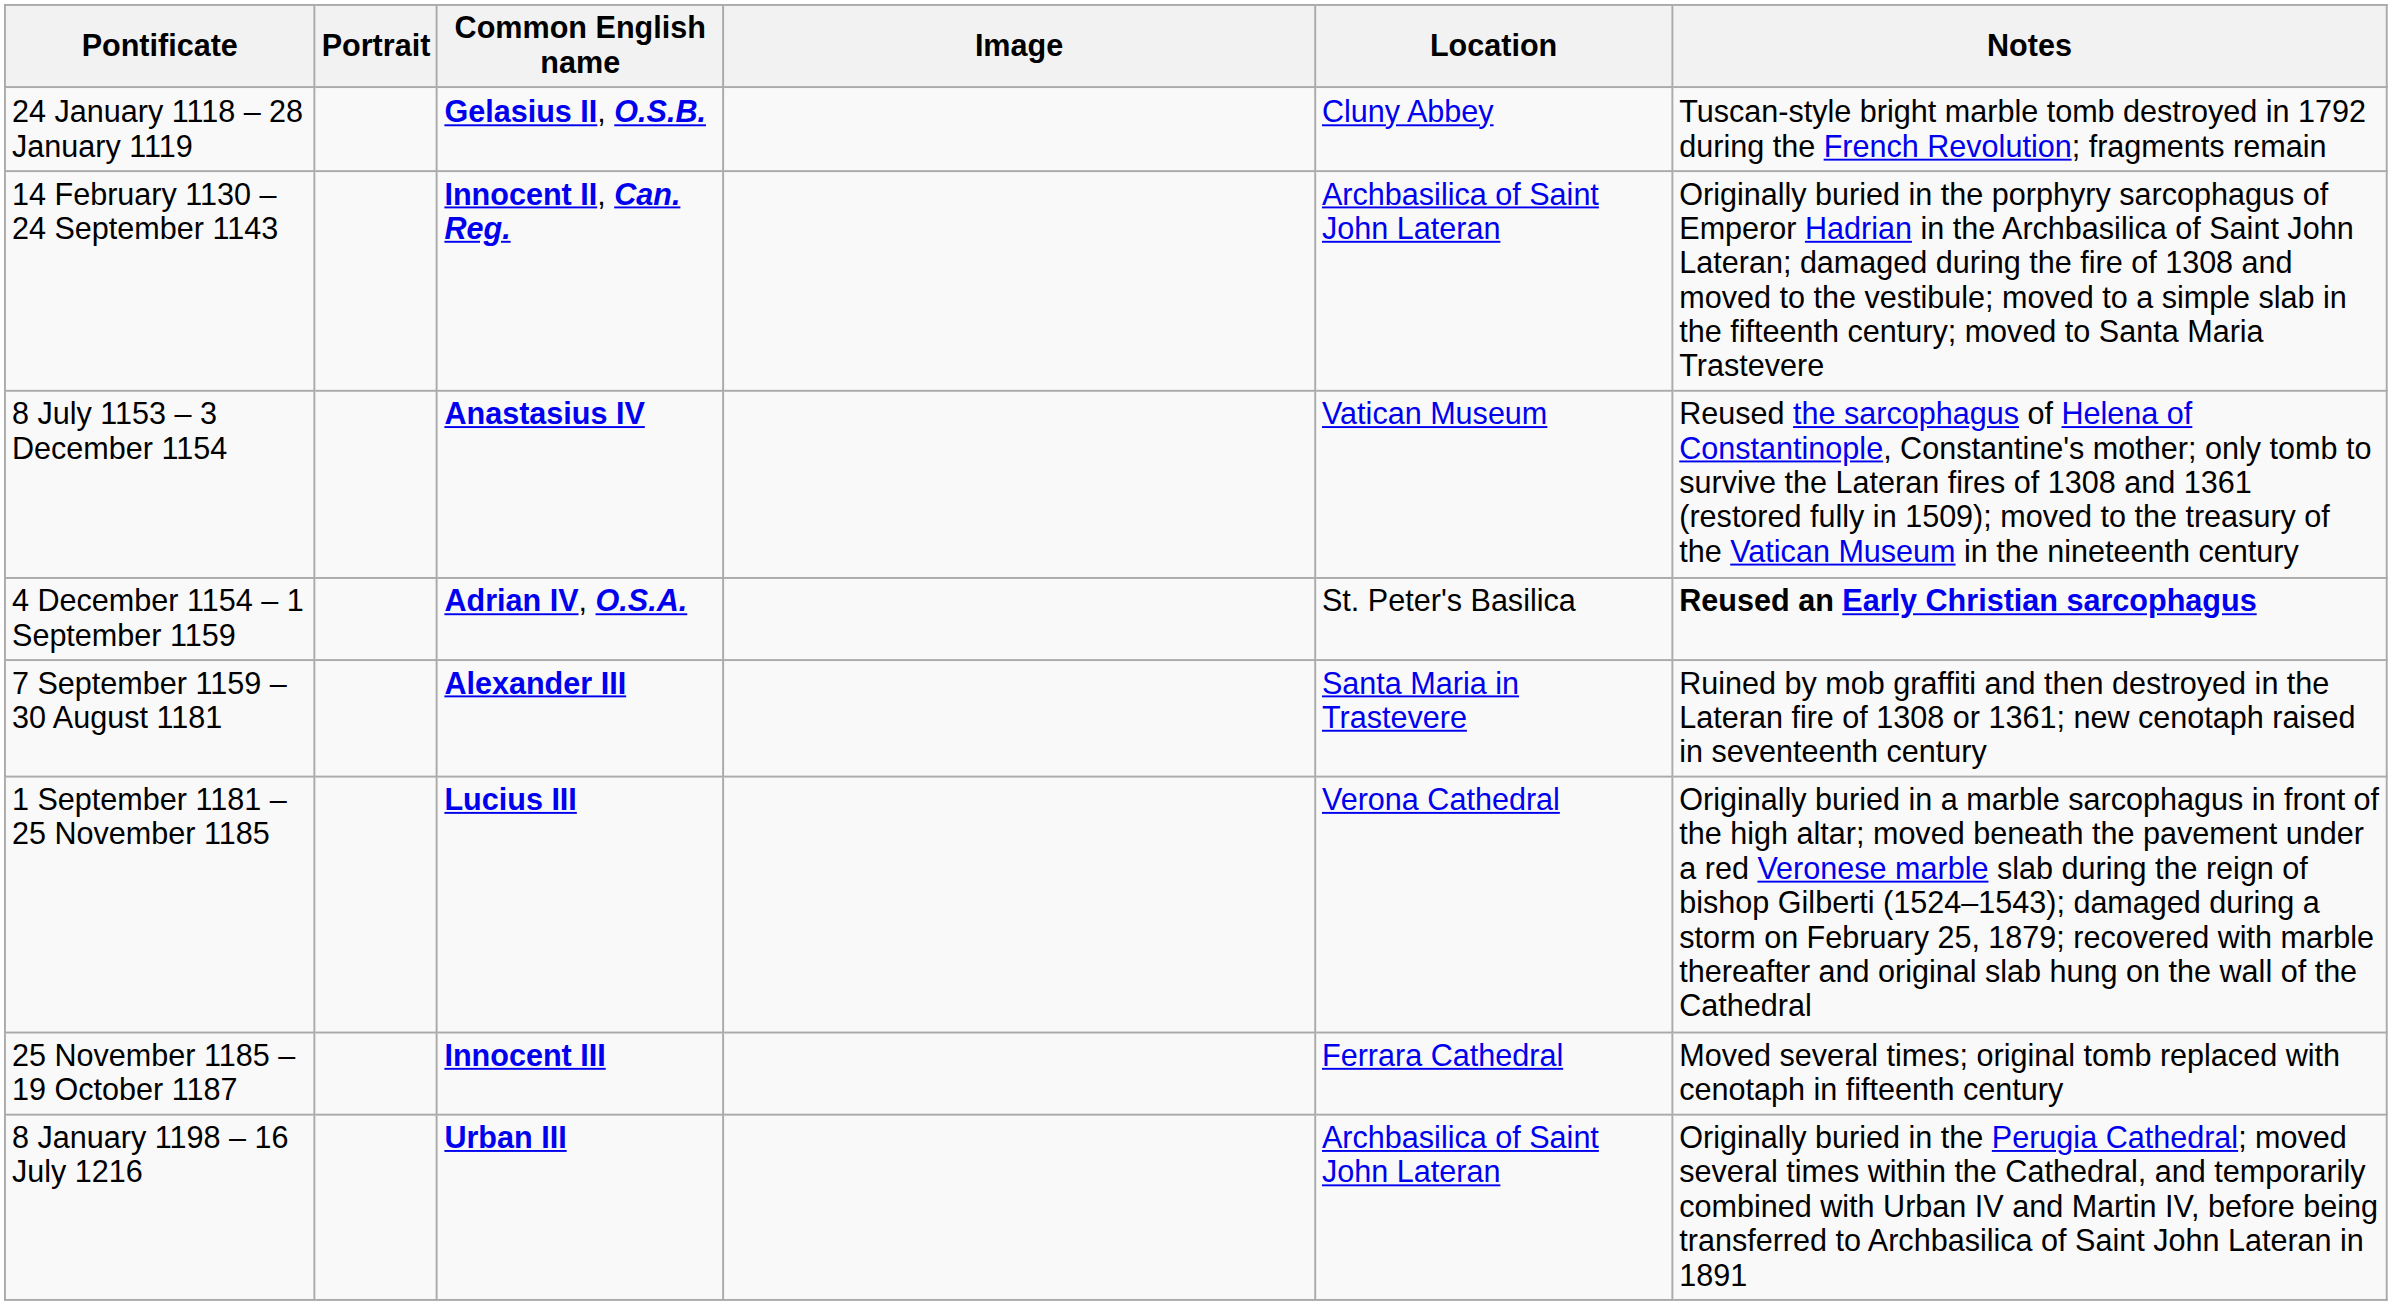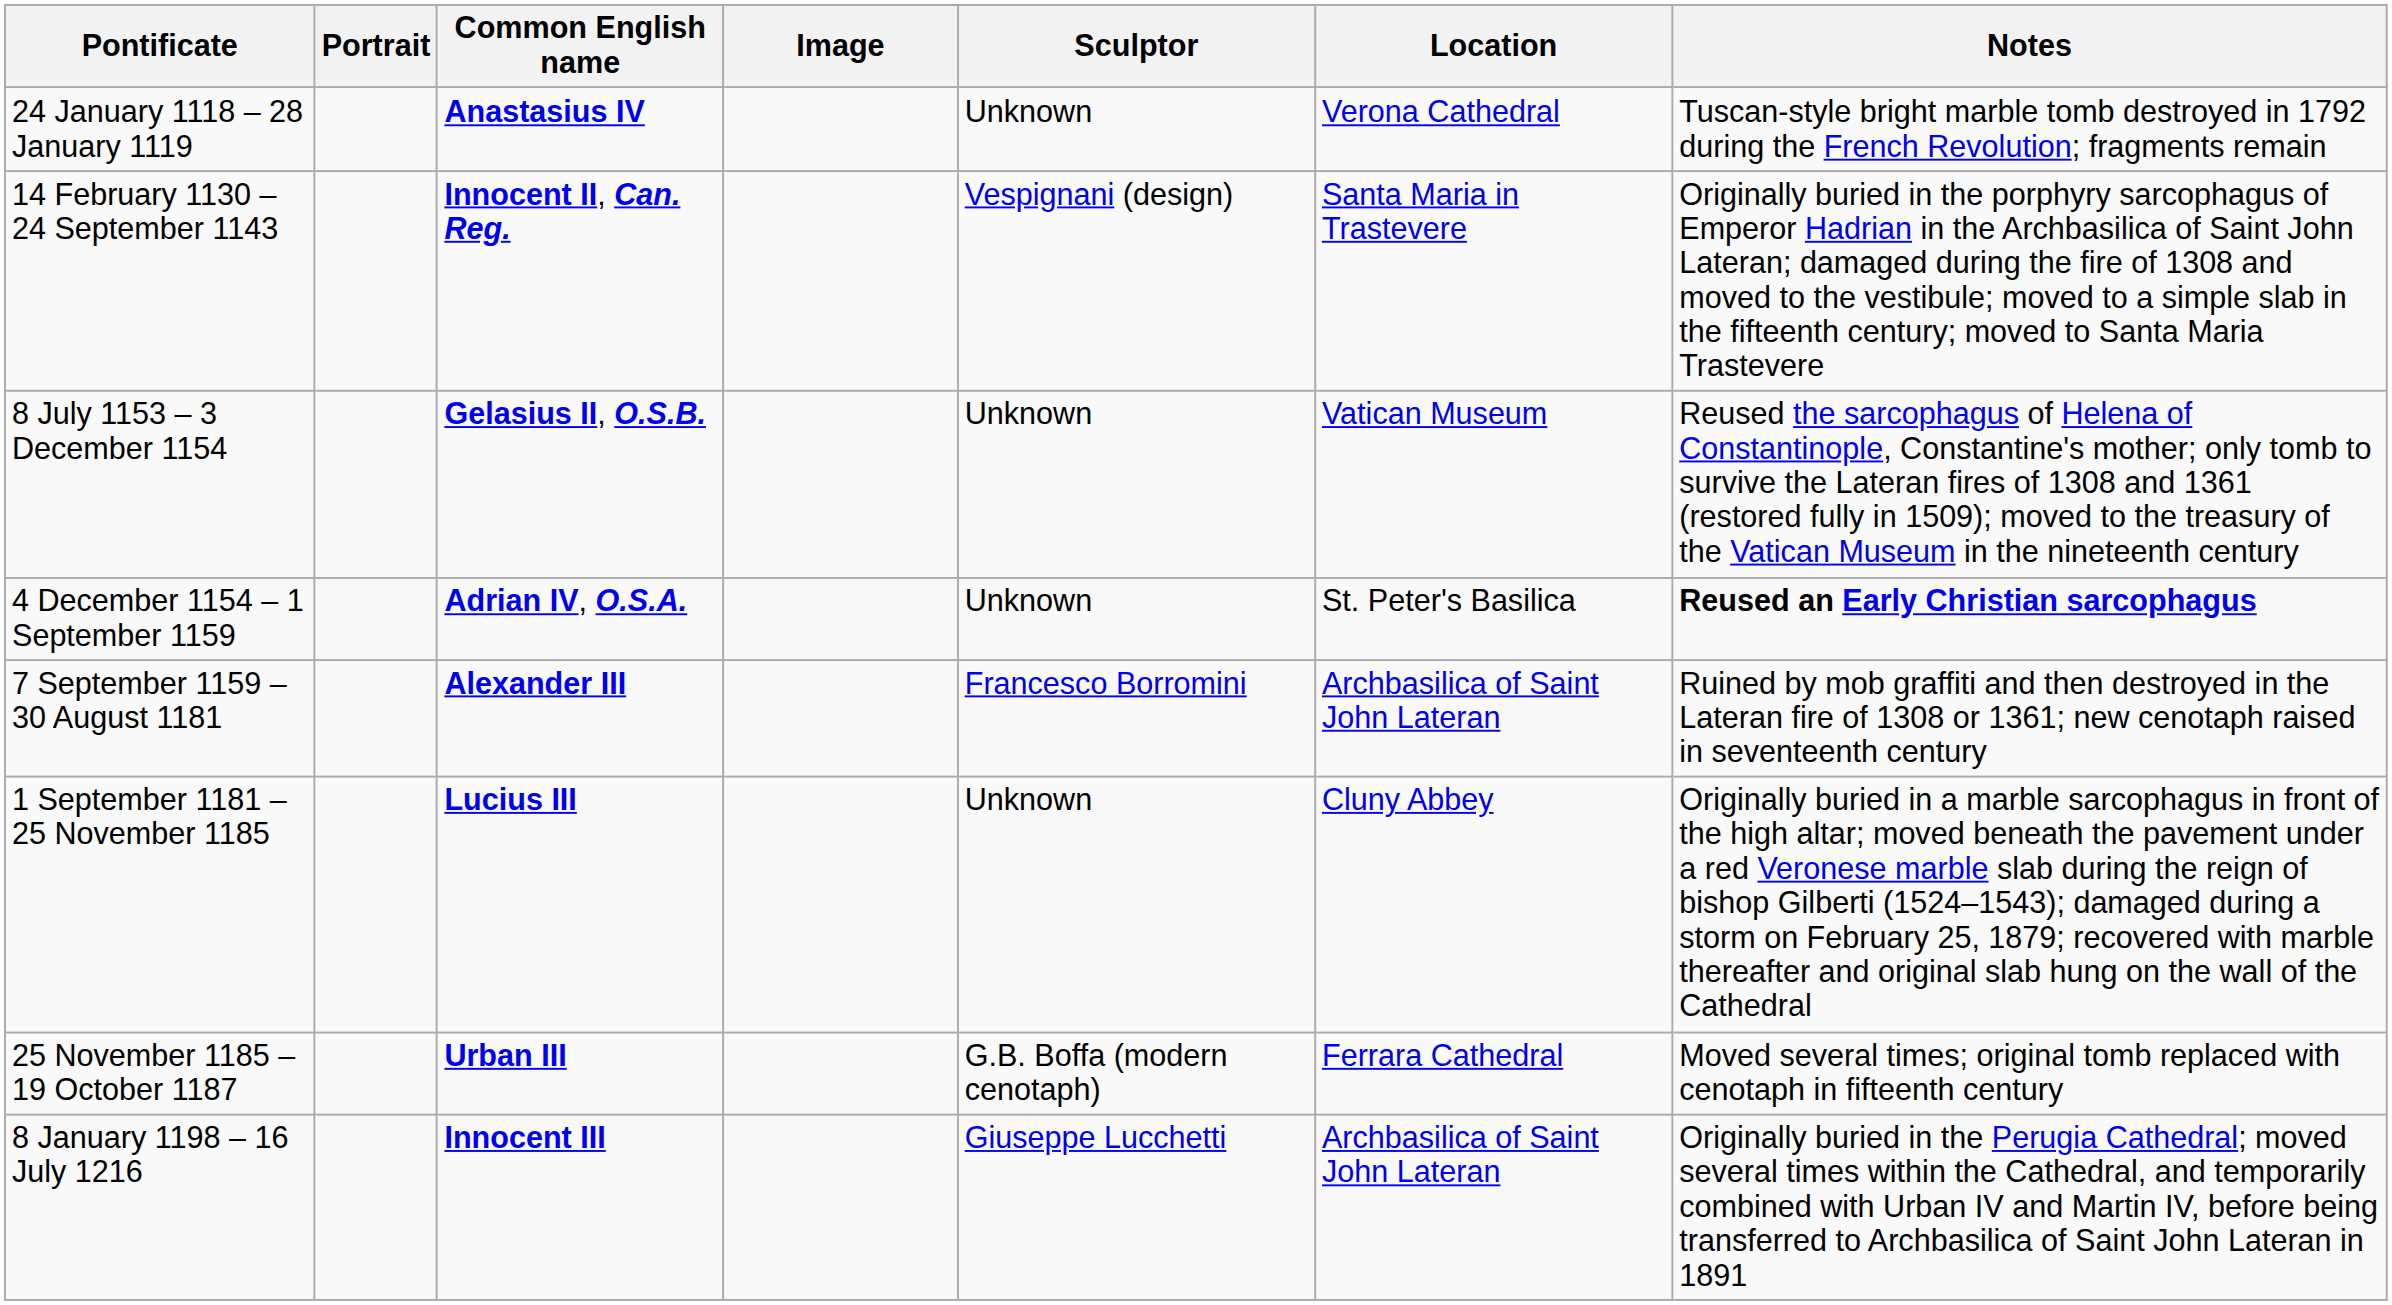+ column: (1136, 45)
(575, 111) Gelasius II, O.S.B. -> (545, 111) Anastasius IV
(1408, 111) Cluny Abbey -> (1441, 111) Verona Cathedral
(1460, 211) Archbasilica of Saint John Lateran -> (1421, 211) Santa Maria in Trastevere
(545, 414) Anastasius IV -> (575, 414) Gelasius II, O.S.B.
(1421, 700) Santa Maria in Trastevere -> (1460, 700) Archbasilica of Saint John Lateran
(1441, 800) Verona Cathedral -> (1408, 800) Cluny Abbey
(525, 1055) Innocent III -> (506, 1055) Urban III
(506, 1138) Urban III -> (525, 1138) Innocent III
